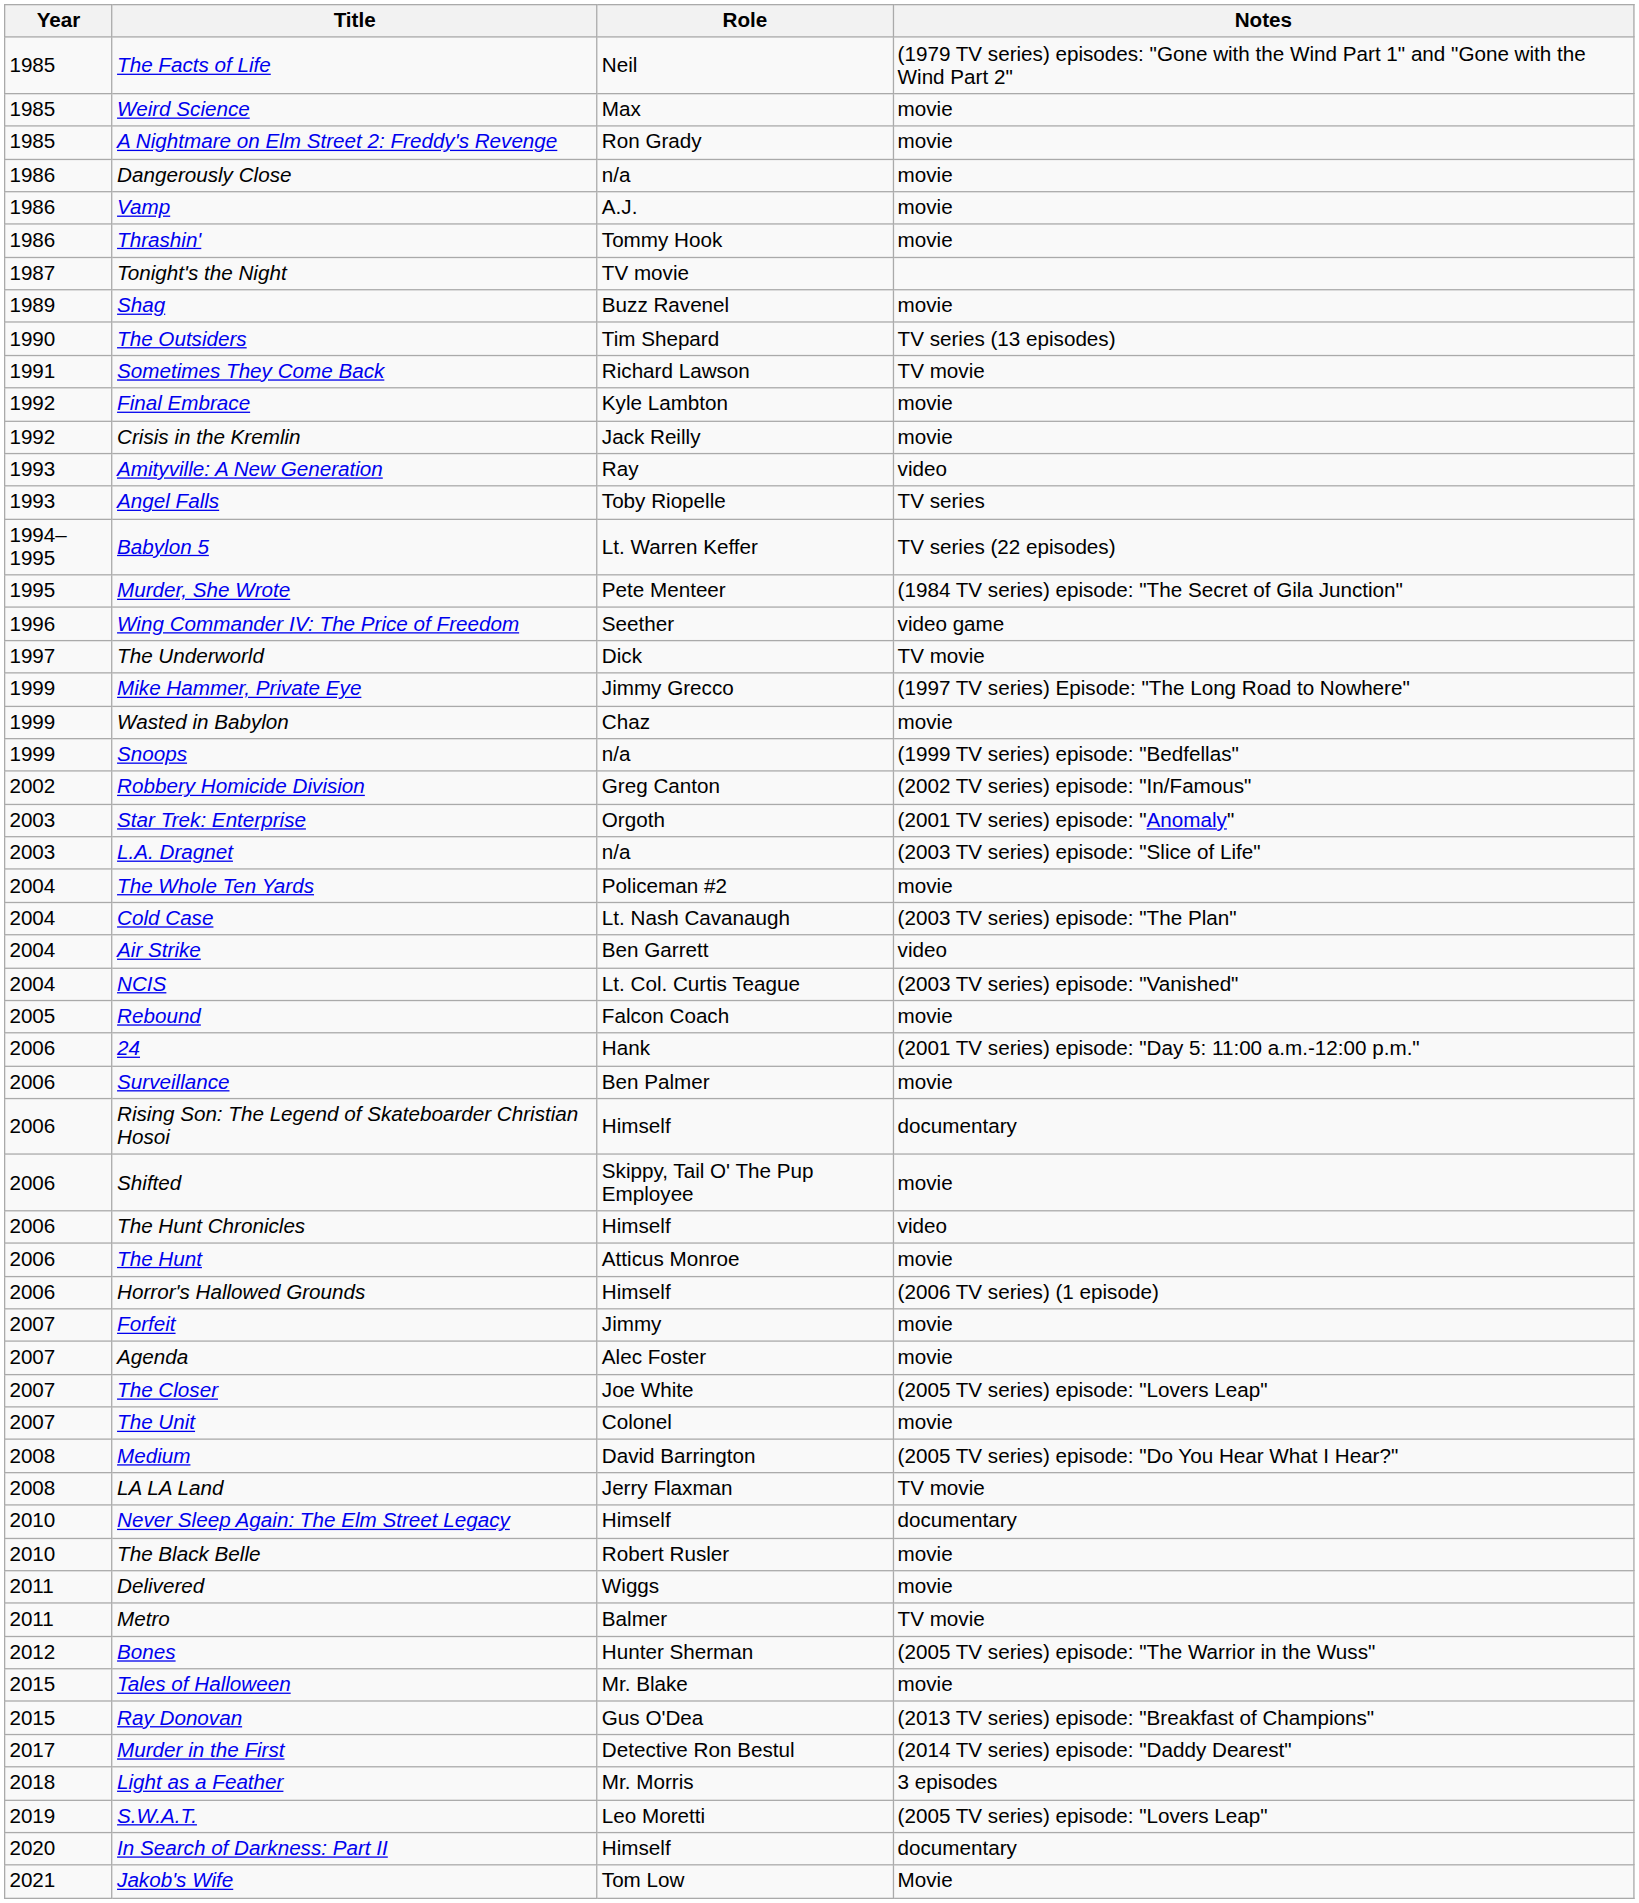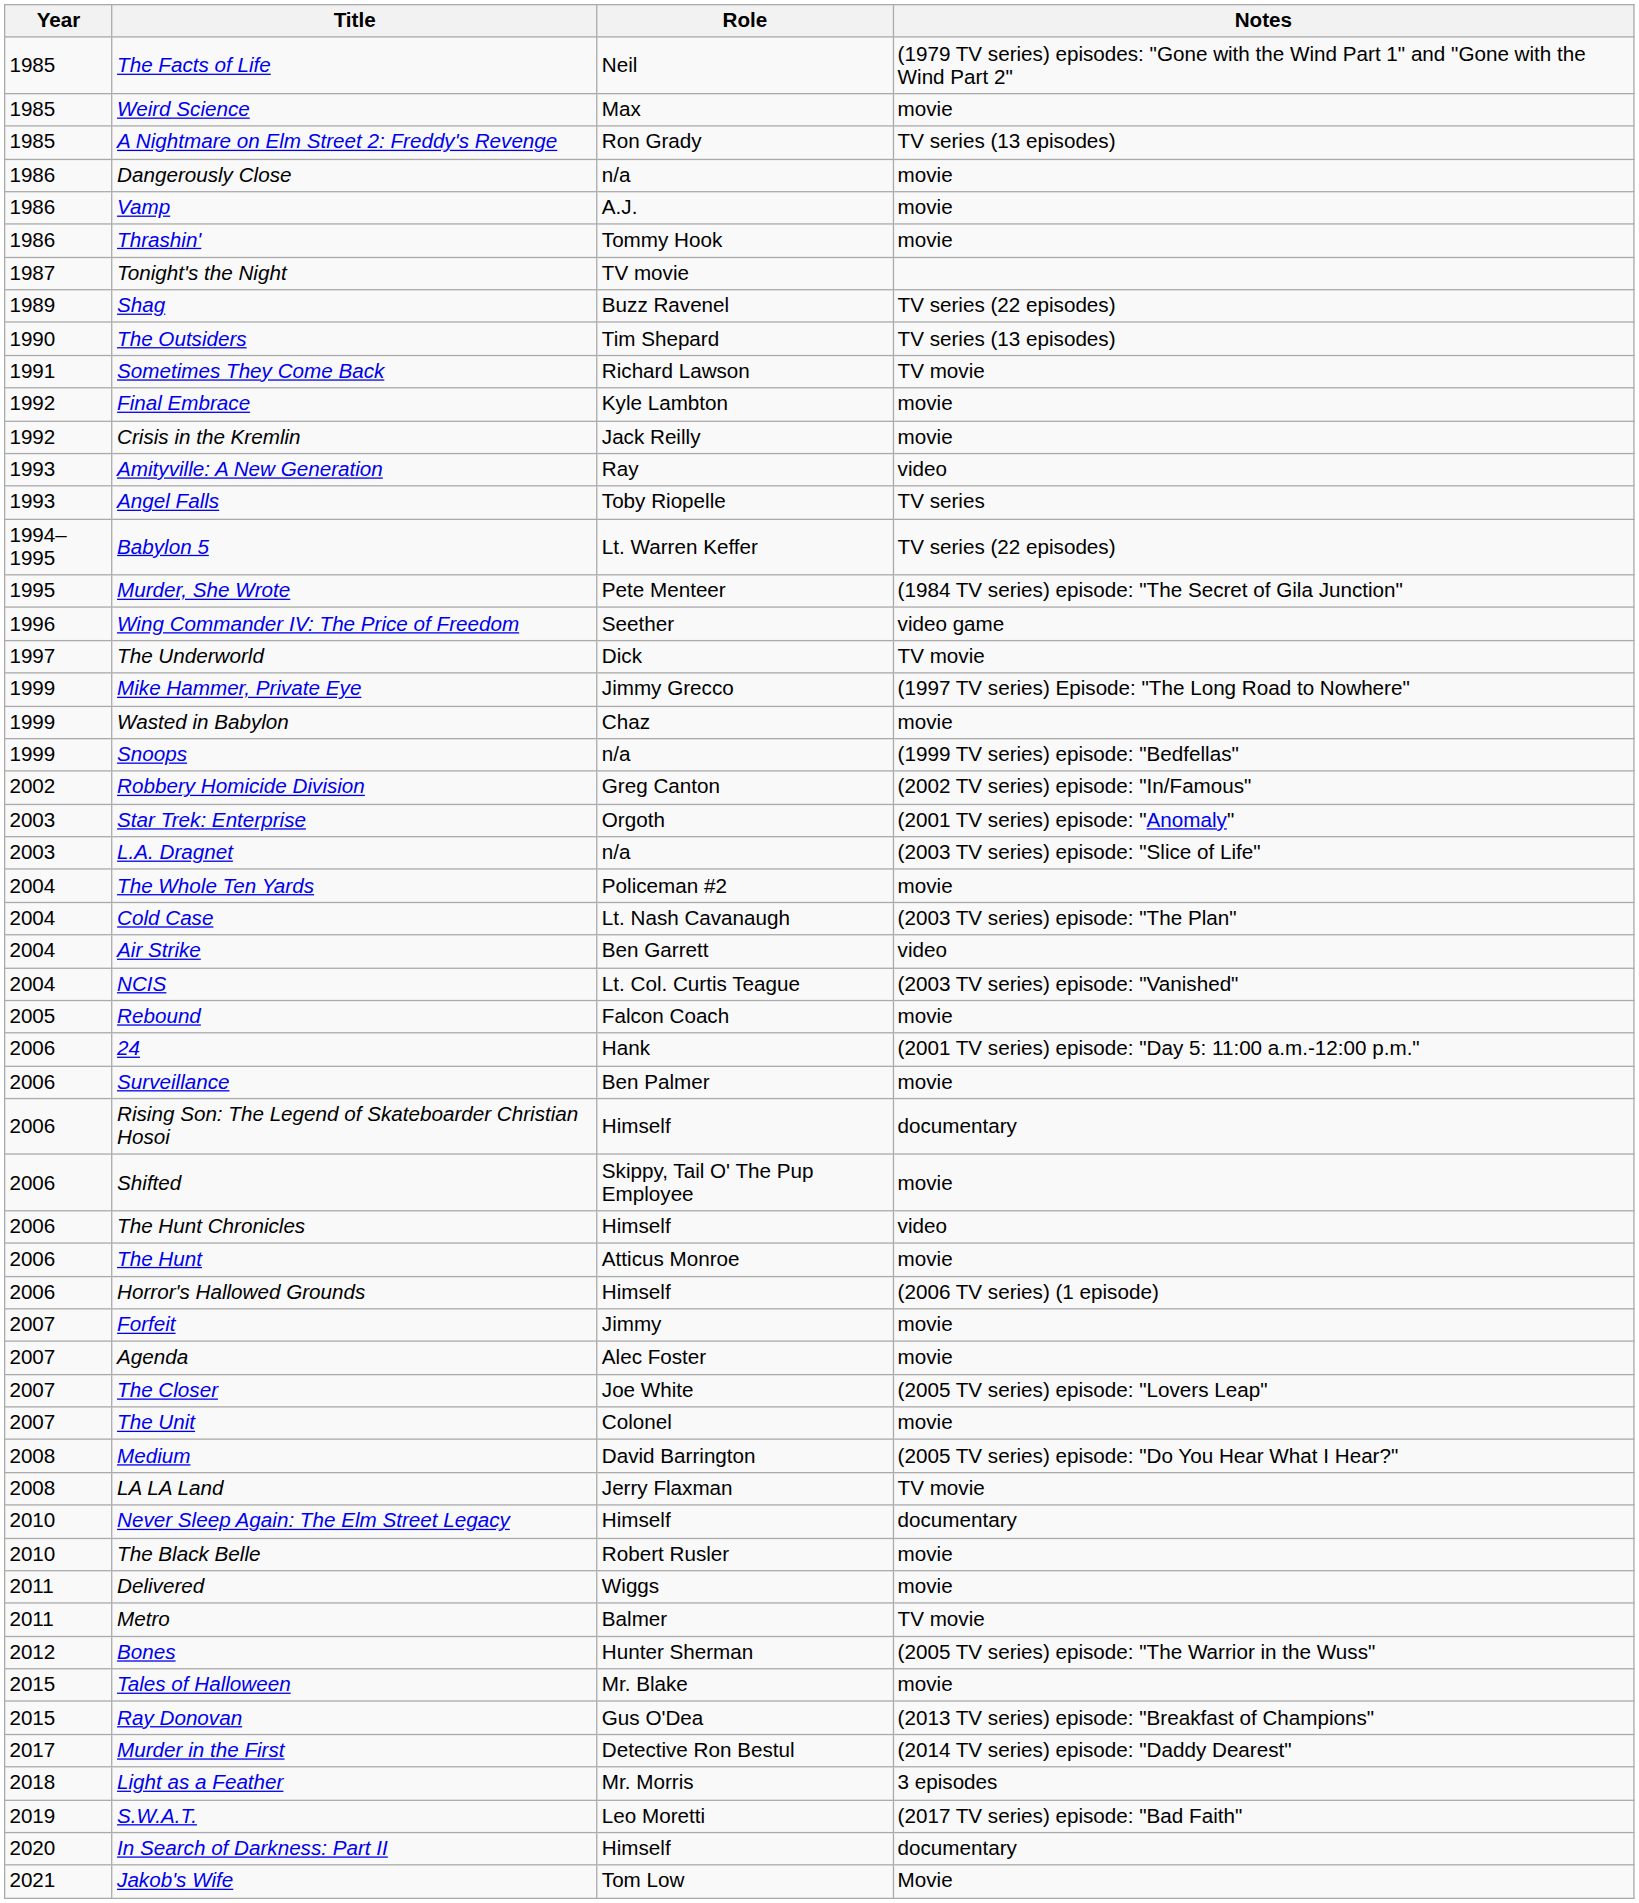(925, 142) movie -> (1007, 142) TV series (13 episodes)
(925, 305) movie -> (1007, 305) TV series (22 episodes)
(1083, 1815) (2005 TV series) episode: "Lovers Leap" -> (1070, 1815) (2017 TV series) episode: "Bad Faith"
